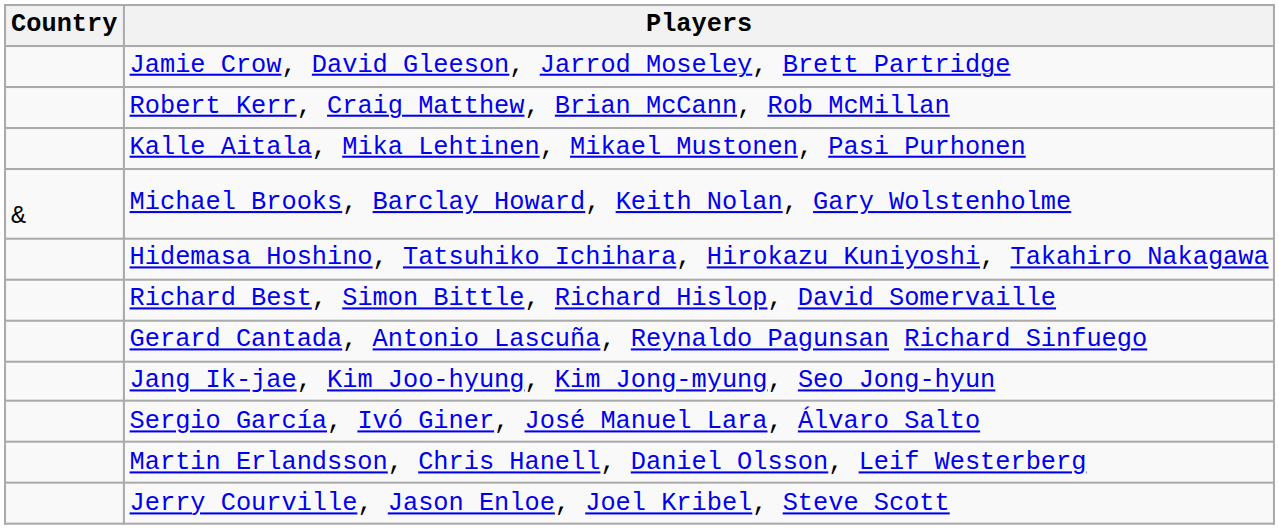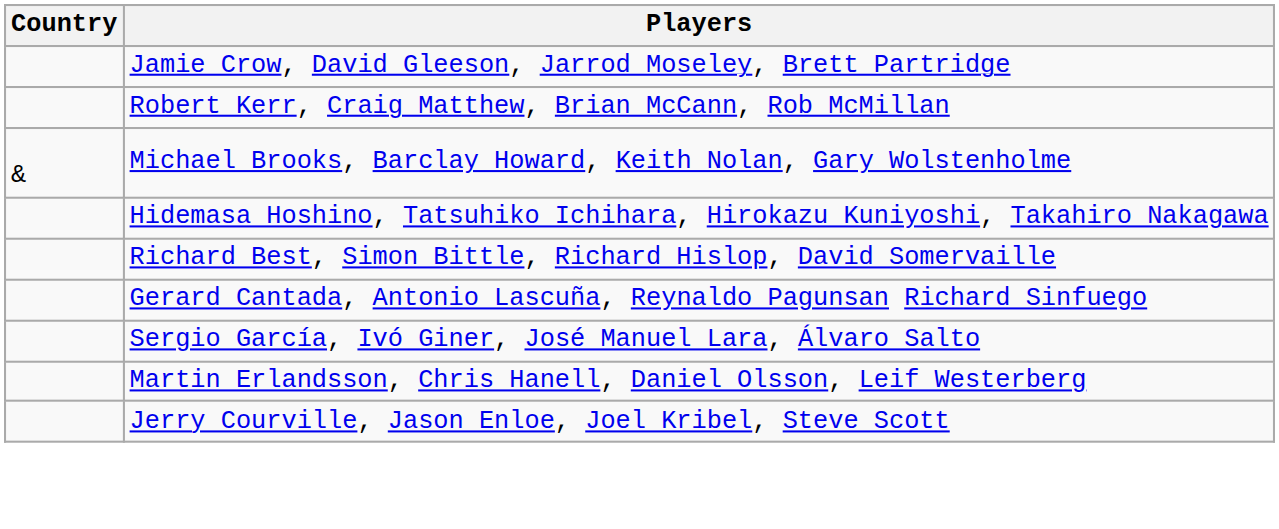- row: (578, 148)
- row: (562, 381)
